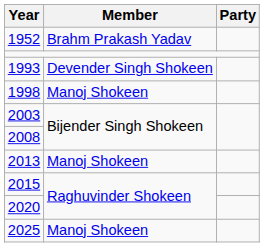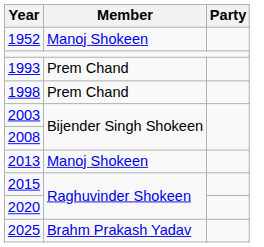(119, 39) Brahm Prakash Yadav -> (98, 39) Manoj Shokeen
(130, 68) Devender Singh Shokeen -> (88, 68) Prem Chand
(98, 92) Manoj Shokeen -> (88, 92) Prem Chand
(98, 230) Manoj Shokeen -> (119, 230) Brahm Prakash Yadav
